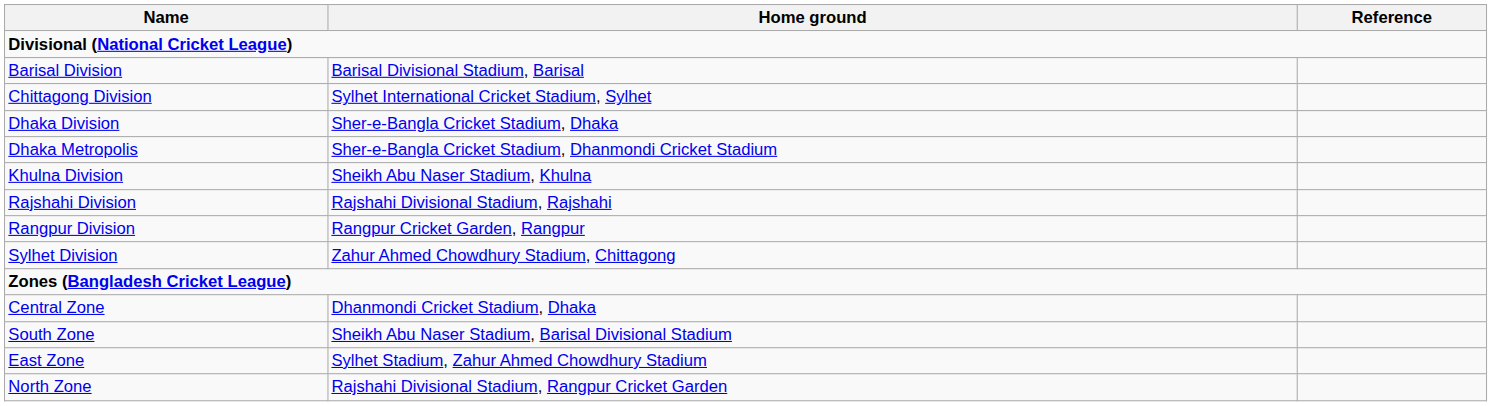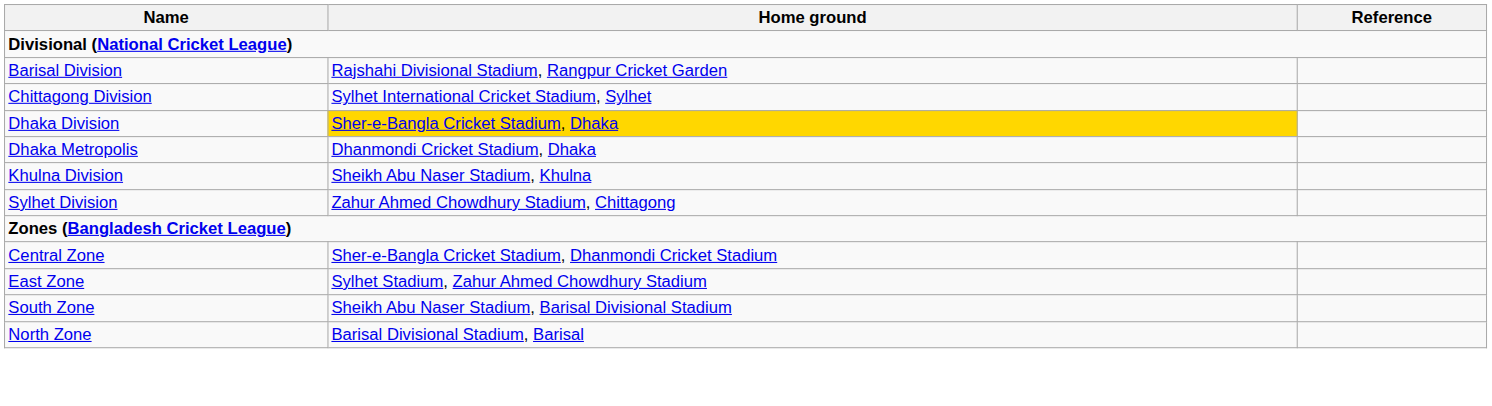(458, 70) Barisal Divisional Stadium, Barisal -> (529, 70) Rajshahi Divisional Stadium, Rangpur Cricket Garden
(475, 123) no background -> (475, 123) gold background
(554, 149) Sher-e-Bangla Cricket Stadium, Dhanmondi Cricket Stadium -> (464, 149) Dhanmondi Cricket Stadium, Dhaka
- row: (72, 202)
- row: (72, 228)
(464, 307) Dhanmondi Cricket Stadium, Dhaka -> (554, 255) Sher-e-Bangla Cricket Stadium, Dhanmondi Cricket Stadium
rows swapped: (51, 334) <-> (46, 360)
(529, 387) Rajshahi Divisional Stadium, Rangpur Cricket Garden -> (458, 334) Barisal Divisional Stadium, Barisal
